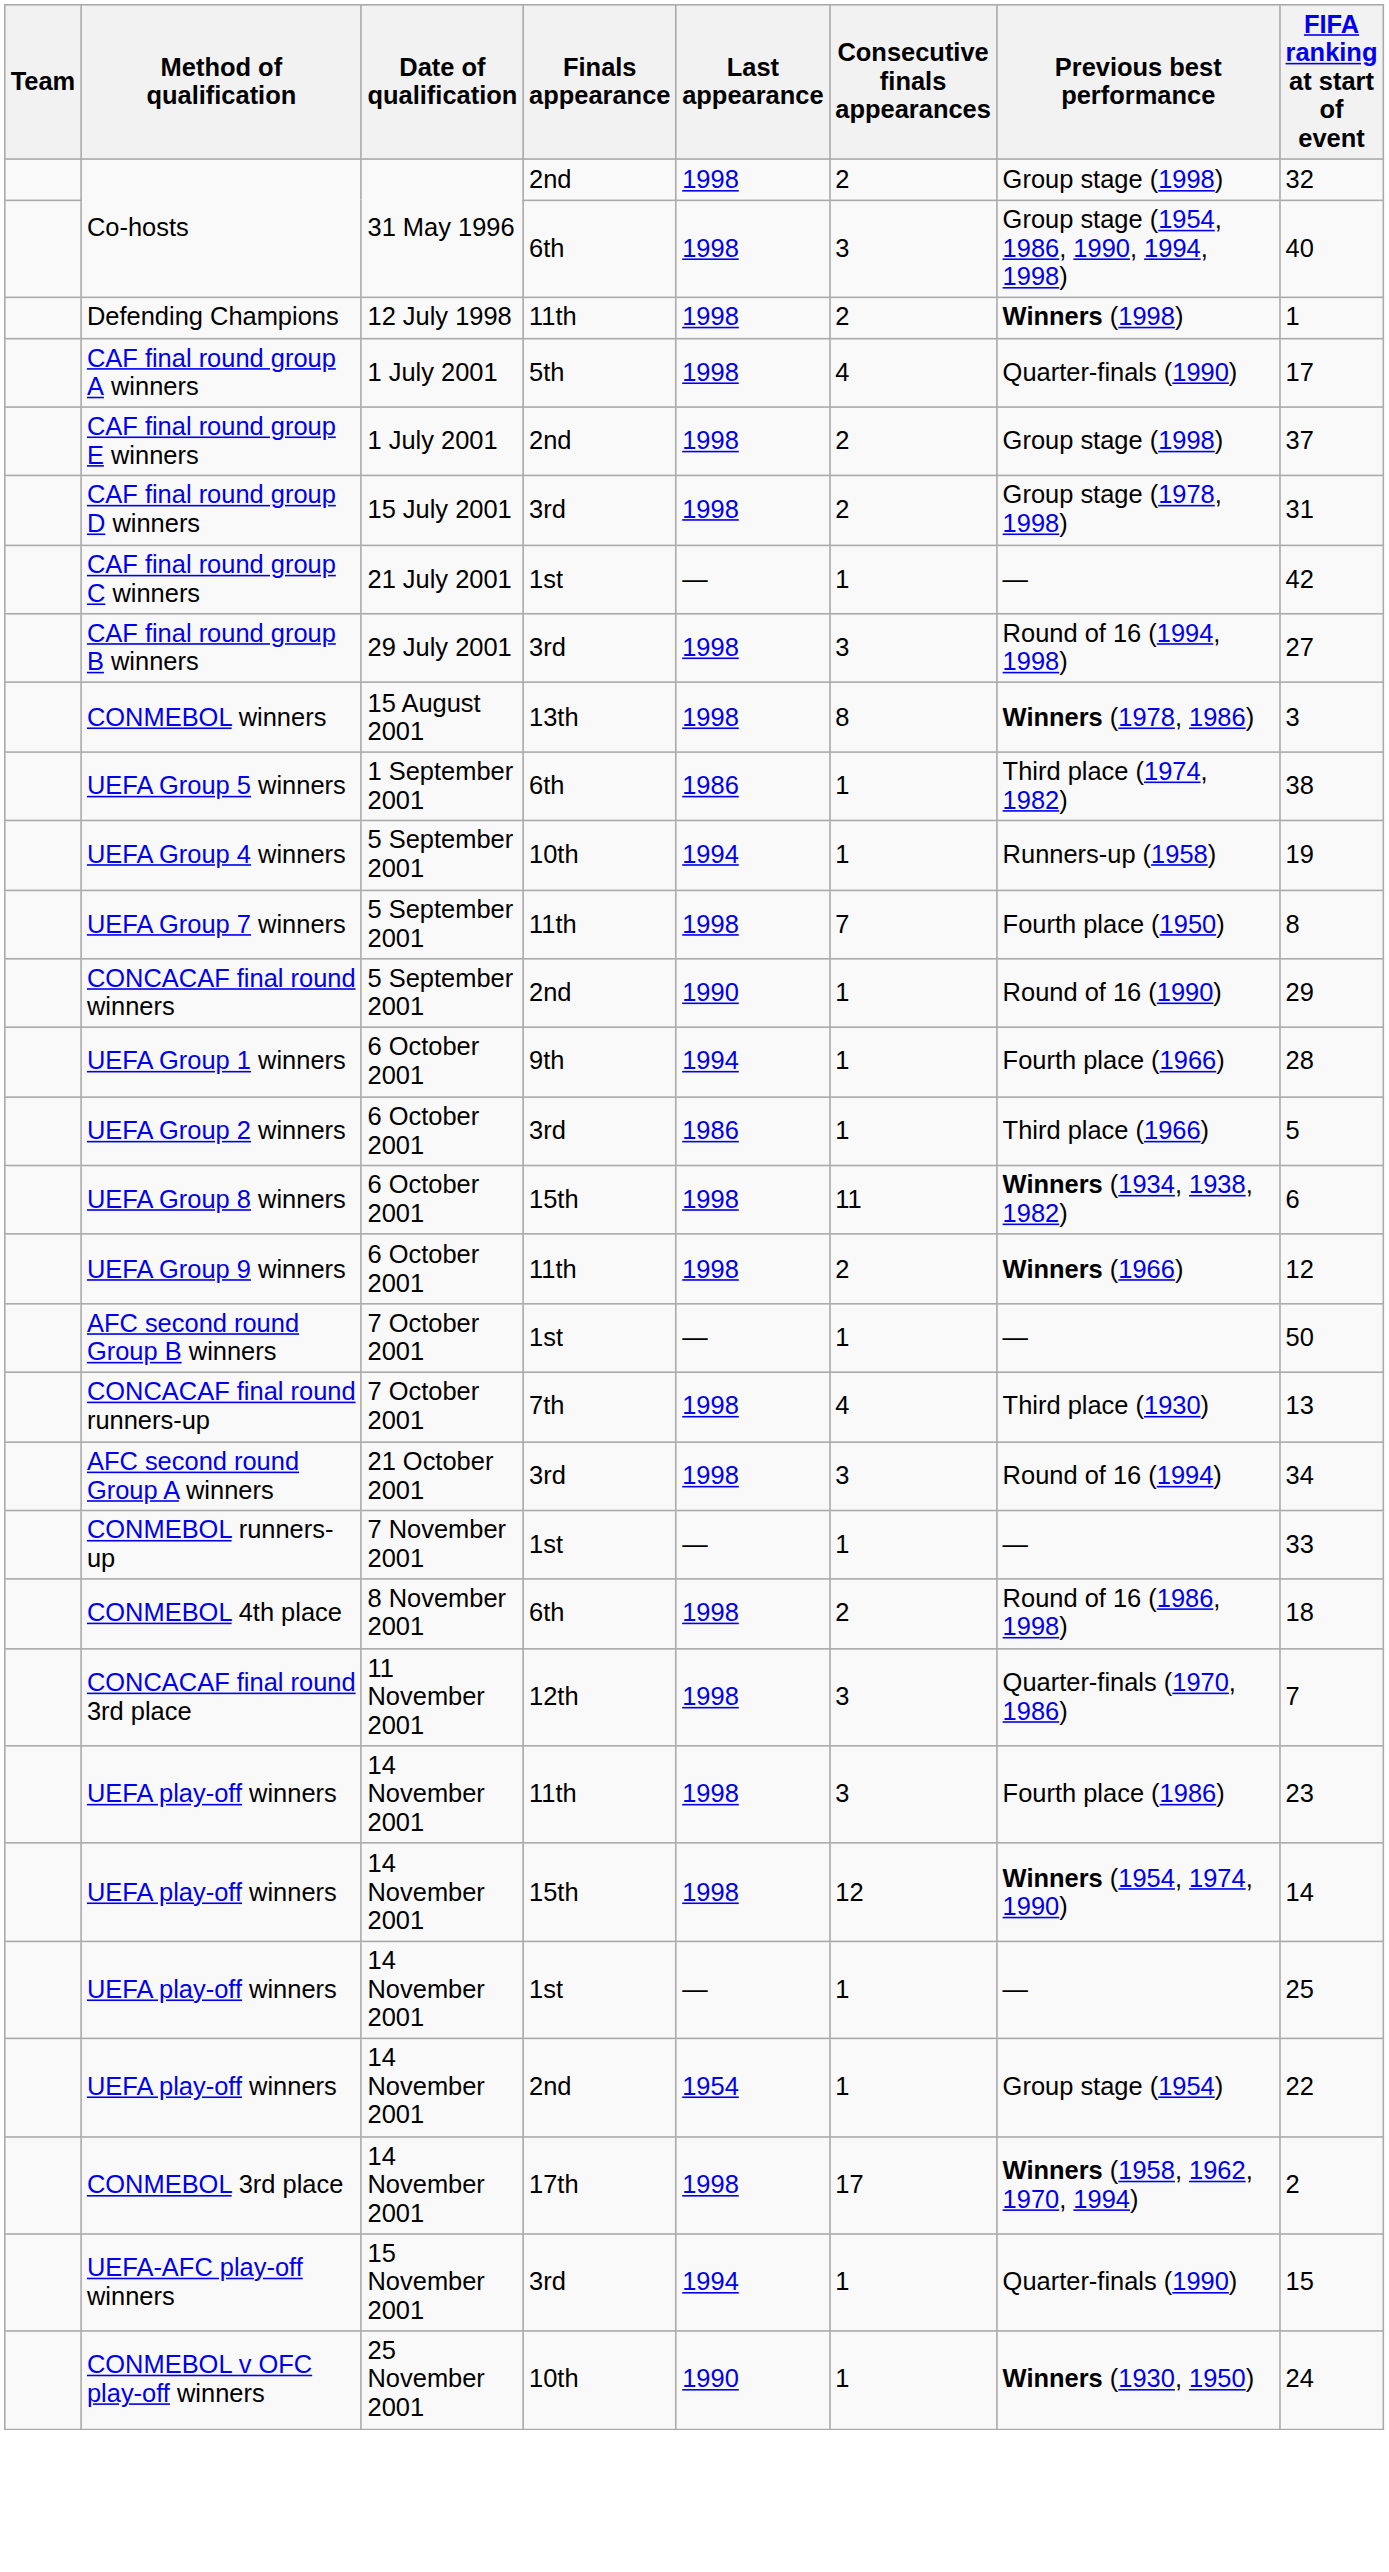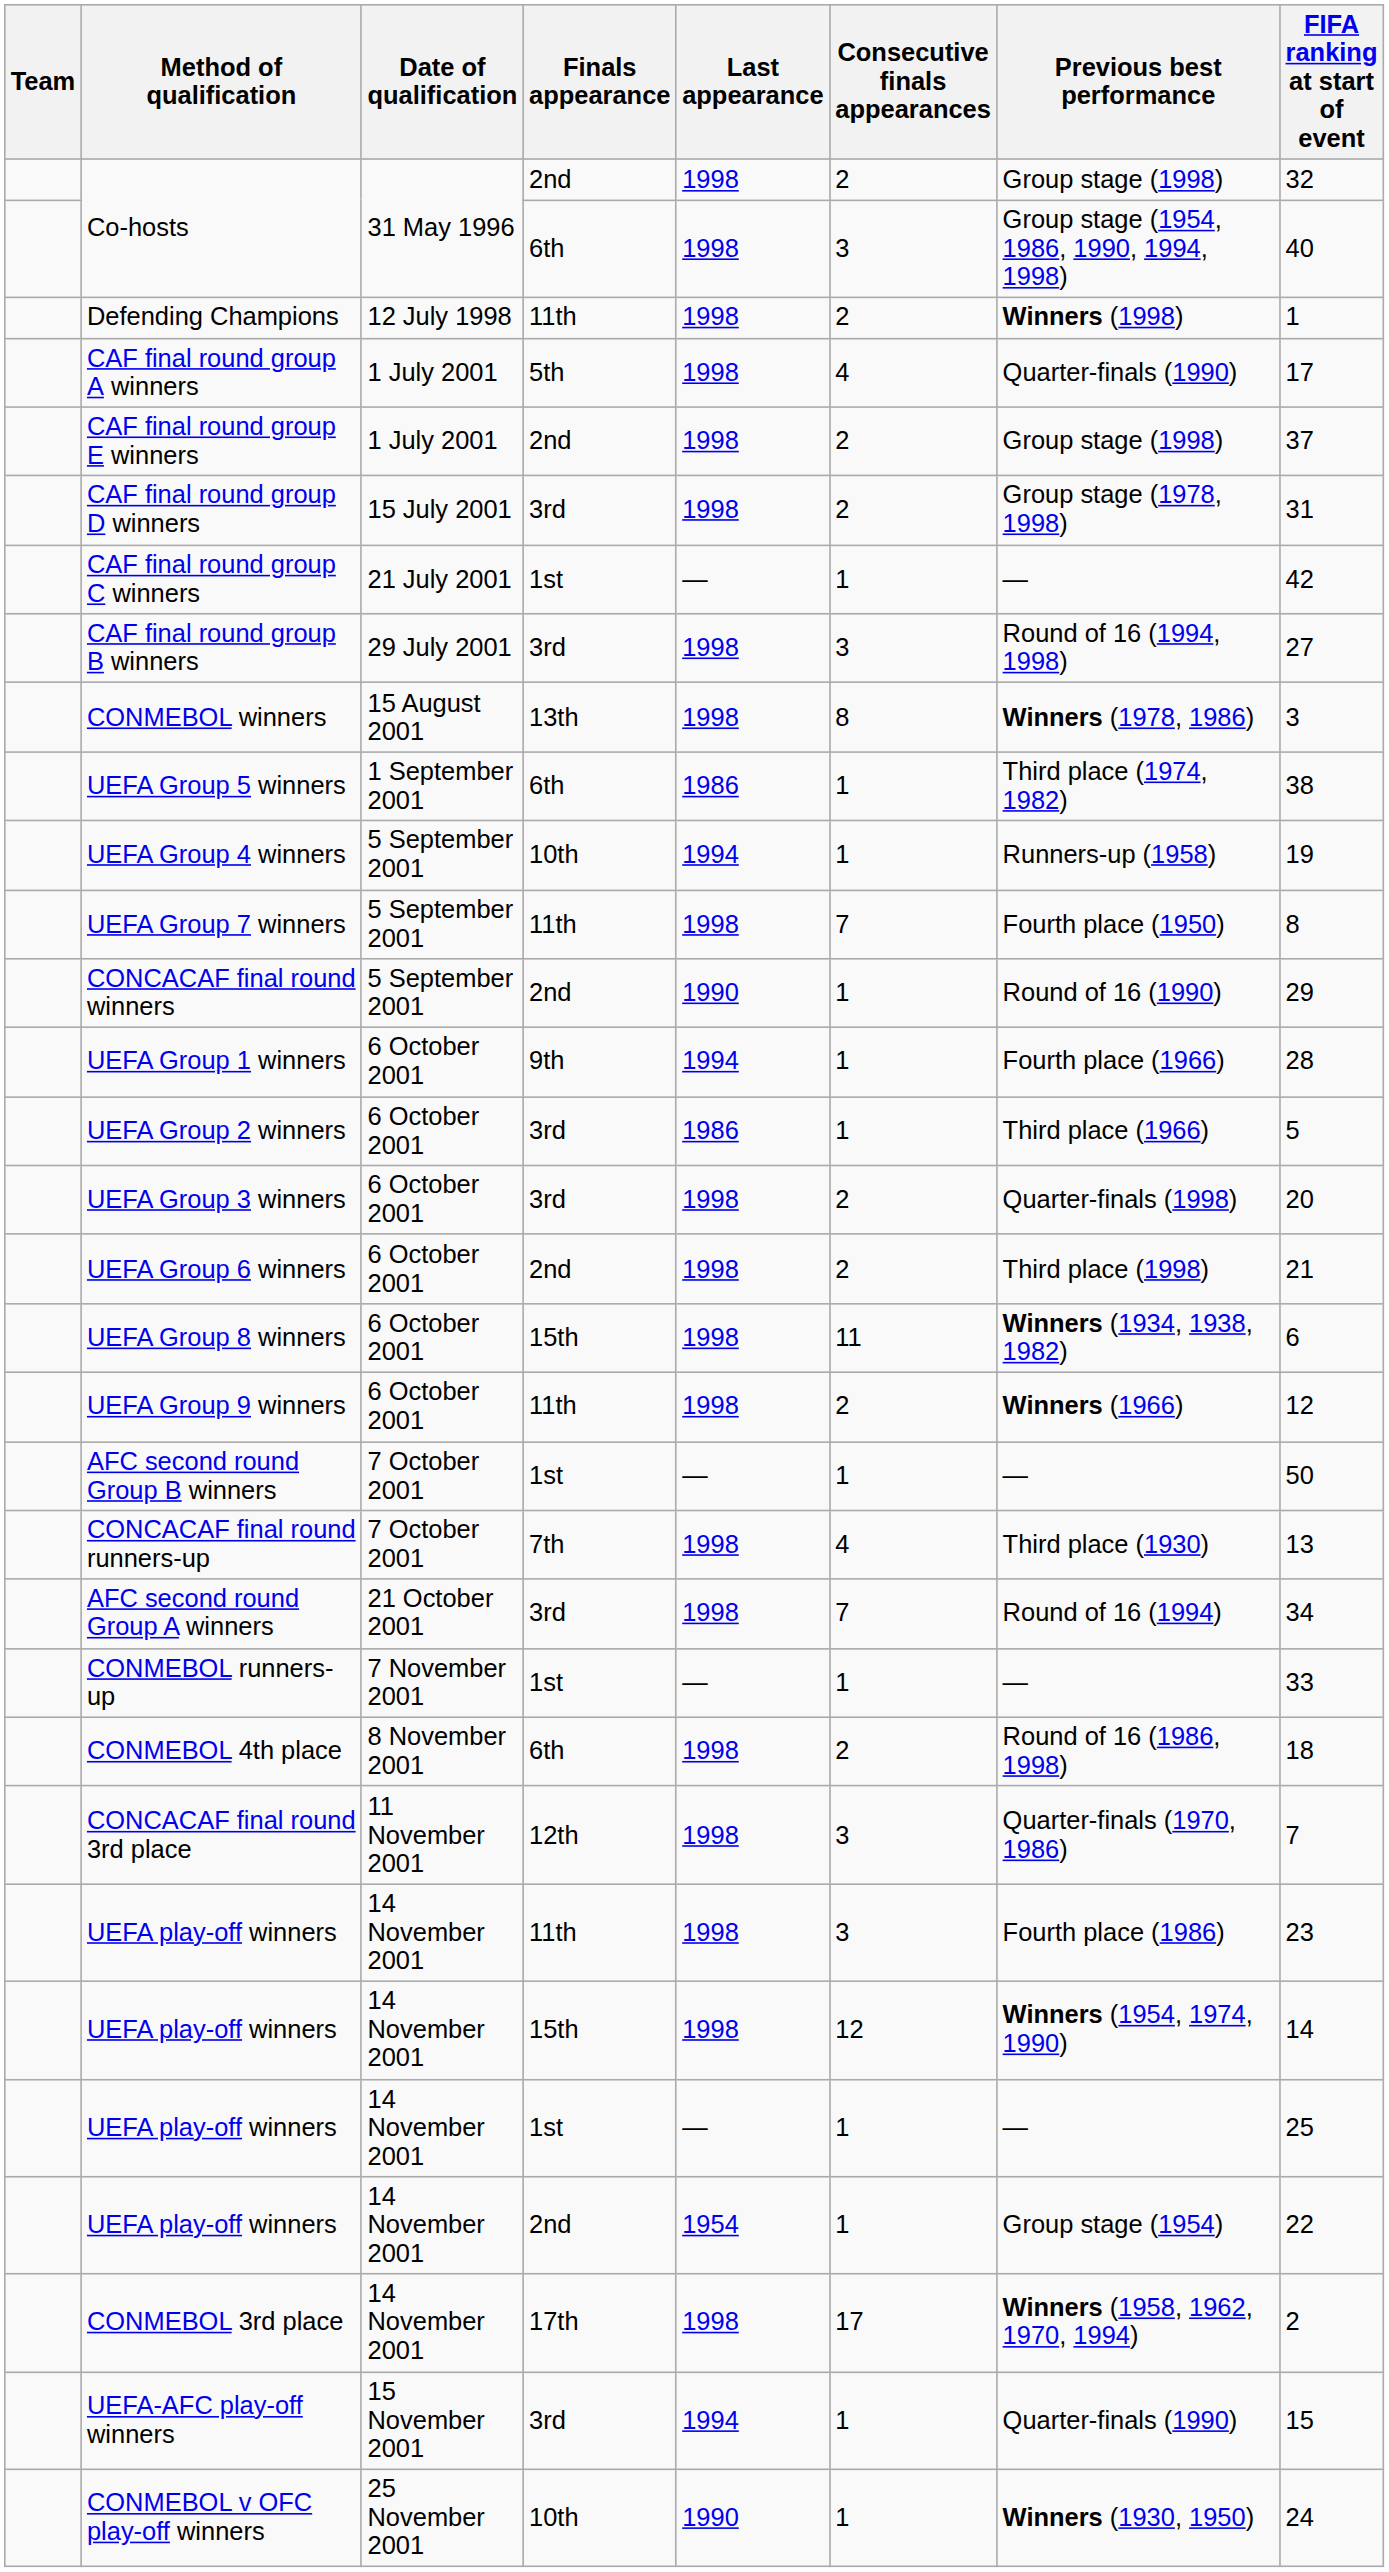+ row: (216, 1199)
+ row: (216, 1268)
(842, 1475) 3 -> (842, 1613) 7
